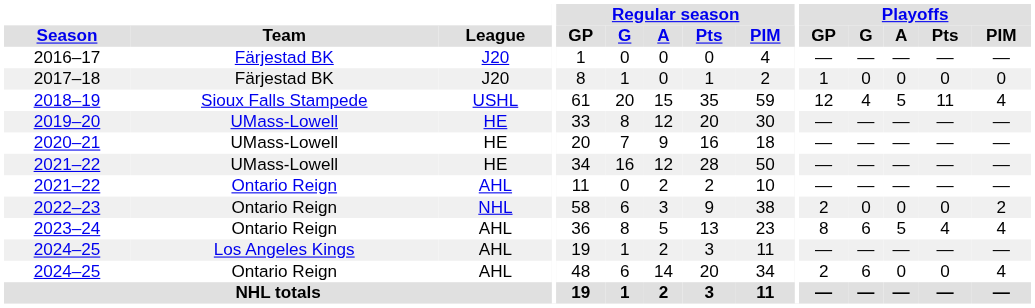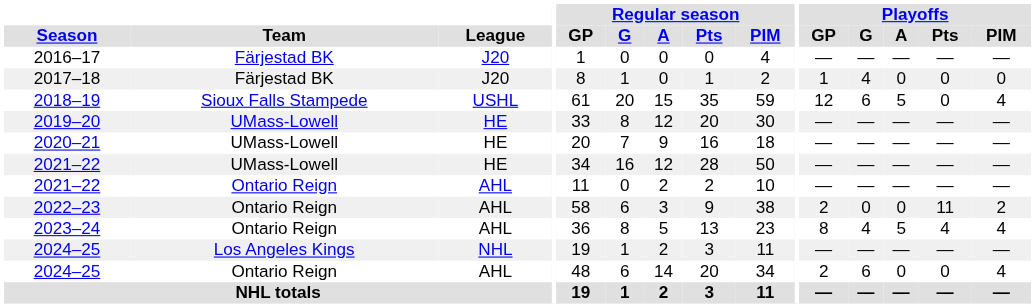(866, 78) 0 -> (866, 78) 4
(866, 100) 4 -> (866, 100) 6
(945, 100) 11 -> (945, 100) 0
(495, 207) NHL -> (495, 207) AHL
(945, 207) 0 -> (945, 207) 11
(866, 228) 6 -> (866, 228) 4
(495, 250) AHL -> (495, 250) NHL
